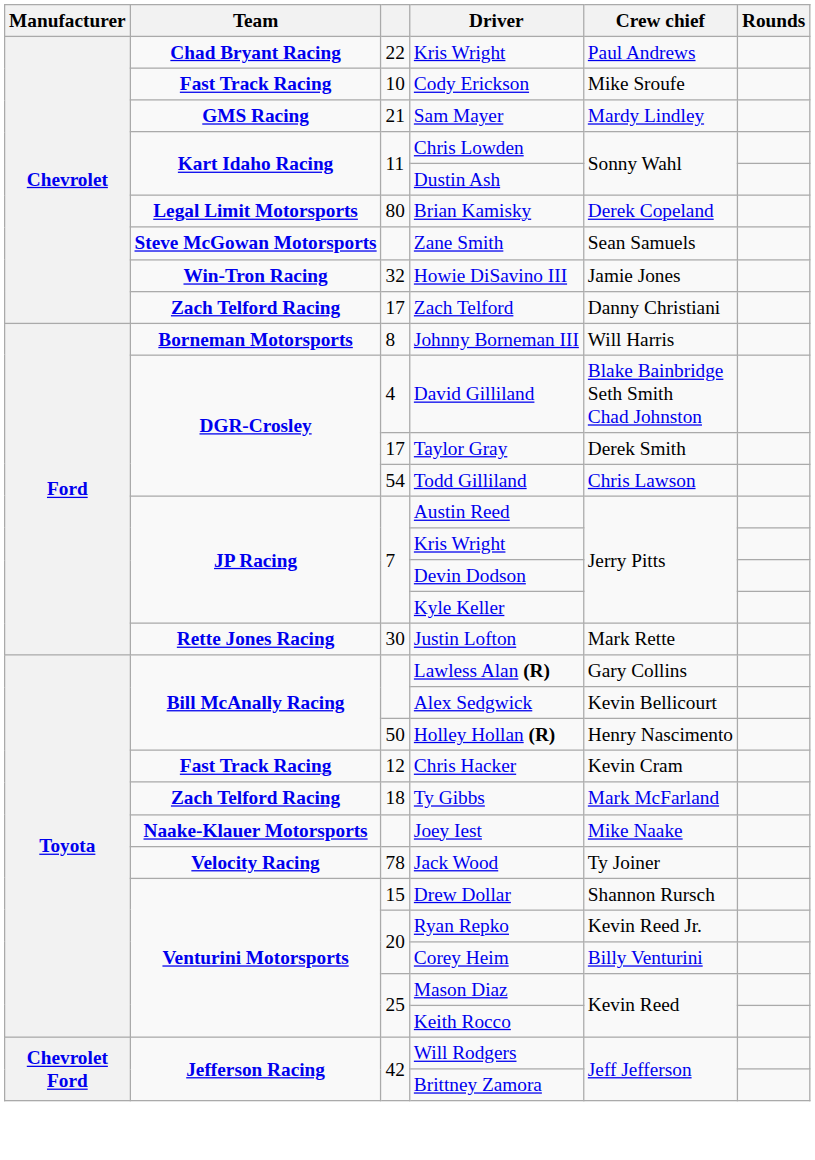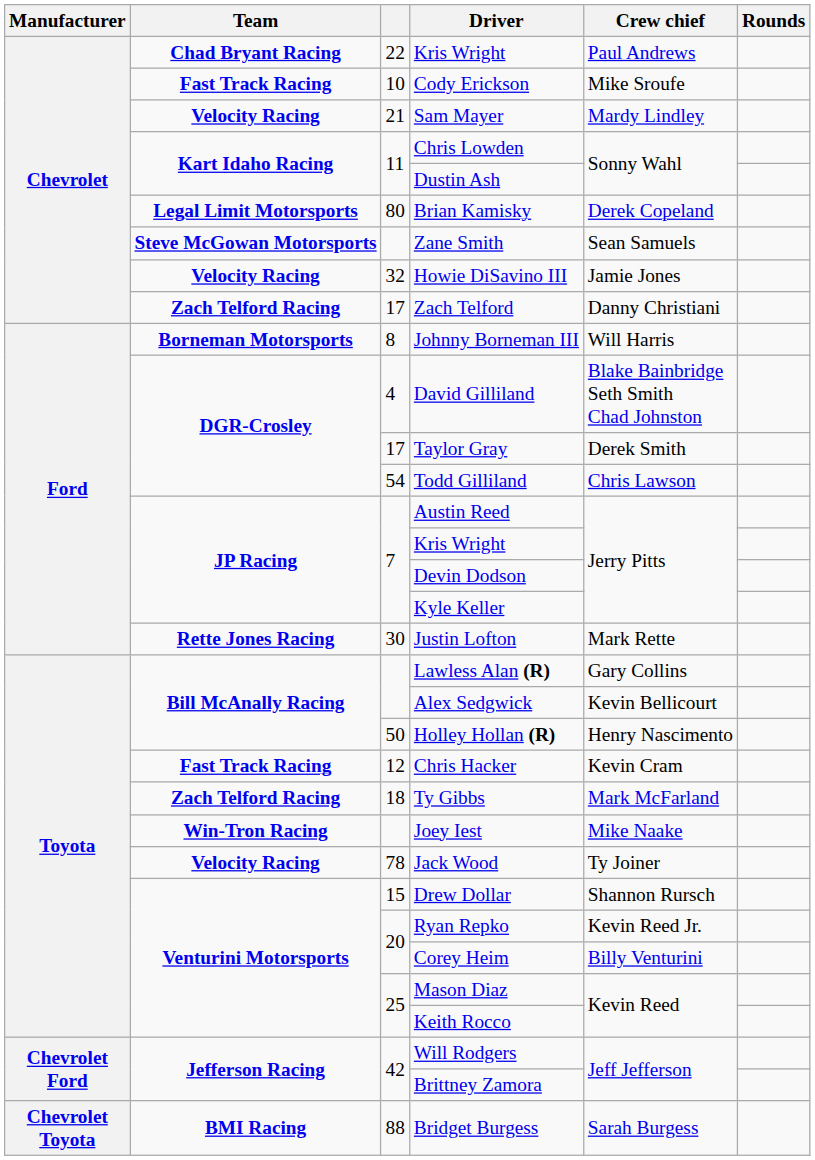(256, 116) GMS Racing -> (256, 116) Velocity Racing
(256, 275) Win-Tron Racing -> (256, 275) Velocity Racing
(256, 830) Naake-Klauer Motorsports -> (256, 830) Win-Tron Racing
+ row: (395, 1128)
